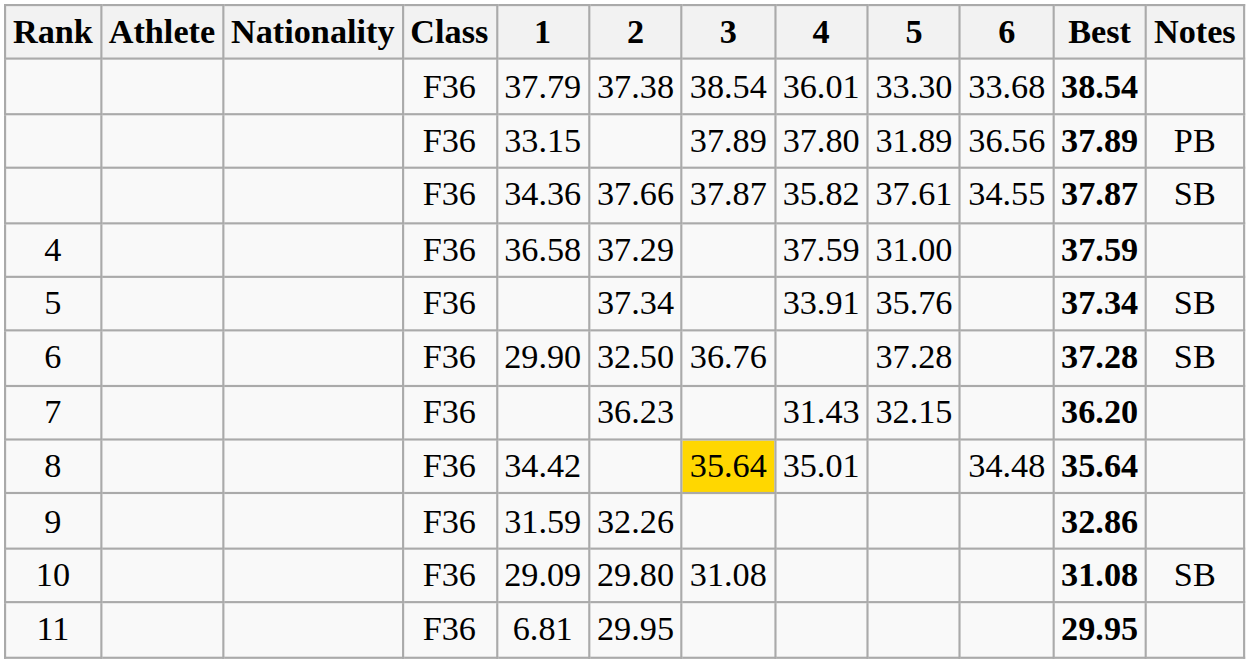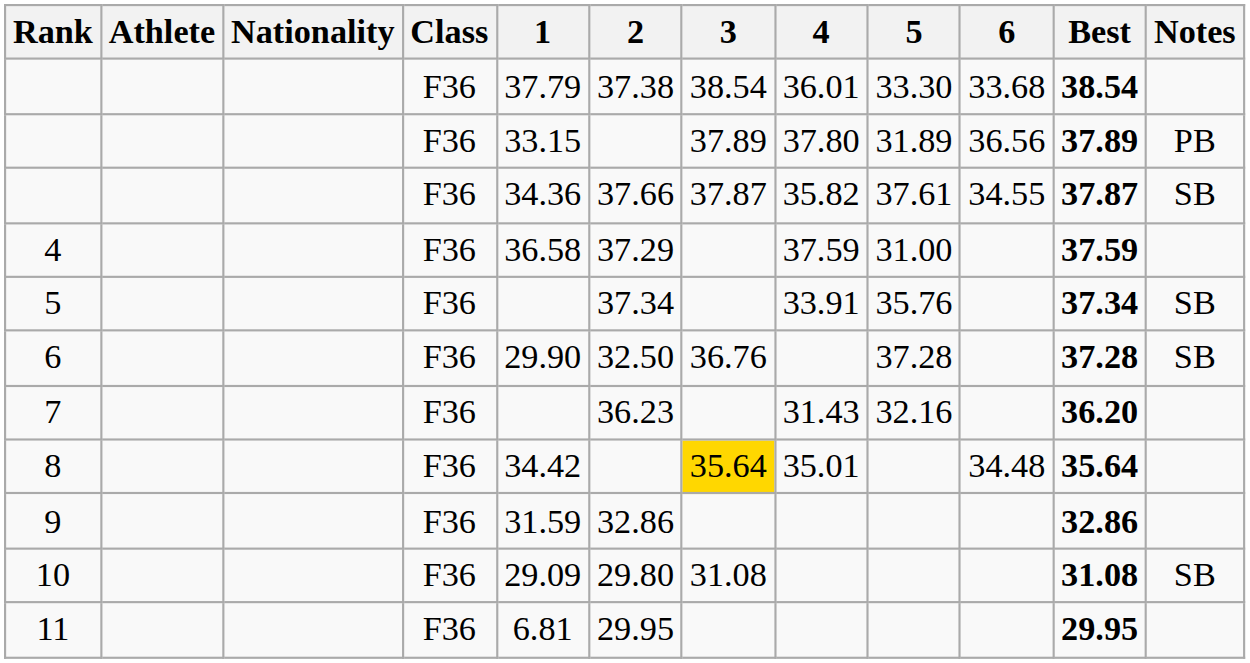(914, 411) 32.15 -> (914, 411) 32.16
(636, 520) 32.26 -> (636, 520) 32.86
